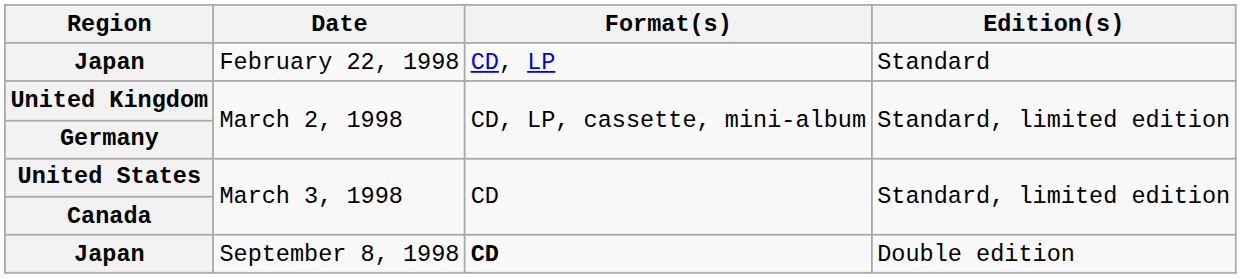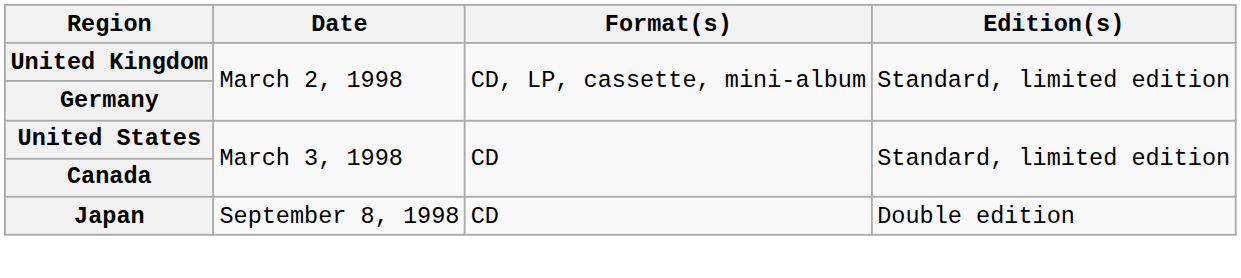- row: (109, 62)
(485, 254) bold -> (485, 216) normal
